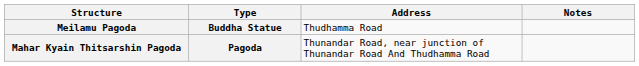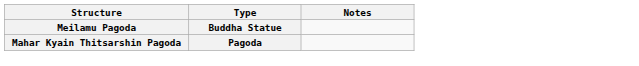- column: (411, 12)
